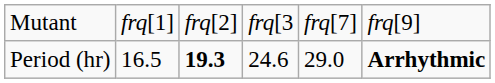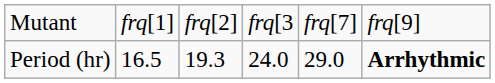(205, 59) bold -> (205, 59) normal
(268, 59) 24.6 -> (268, 59) 24.0
